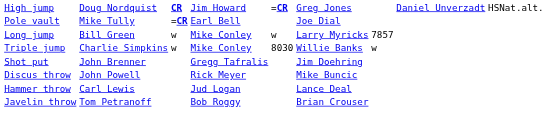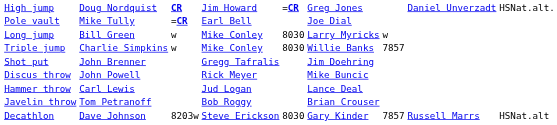(274, 34) w -> (293, 34) 8030
(382, 34) 7857 -> (385, 34) w
(374, 48) w -> (394, 48) 7857
+ row: (29, 115)
